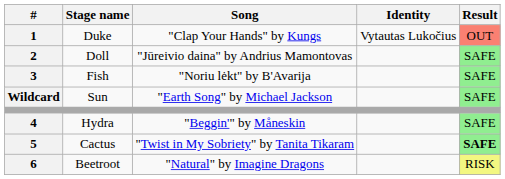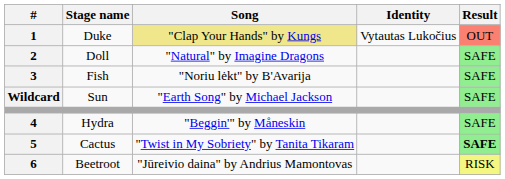(245, 35) no background -> (245, 35) khaki background
(245, 55) "Jūreivio daina" by Andrius Mamontovas -> (245, 55) "Natural" by Imagine Dragons
(245, 164) "Natural" by Imagine Dragons -> (245, 164) "Jūreivio daina" by Andrius Mamontovas
